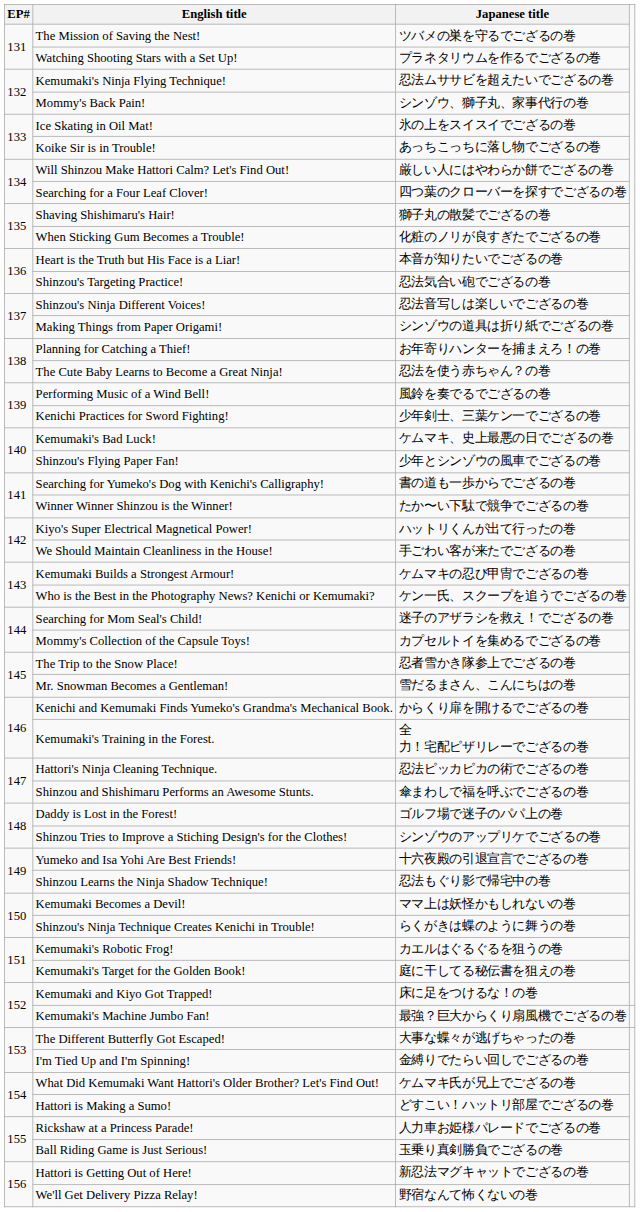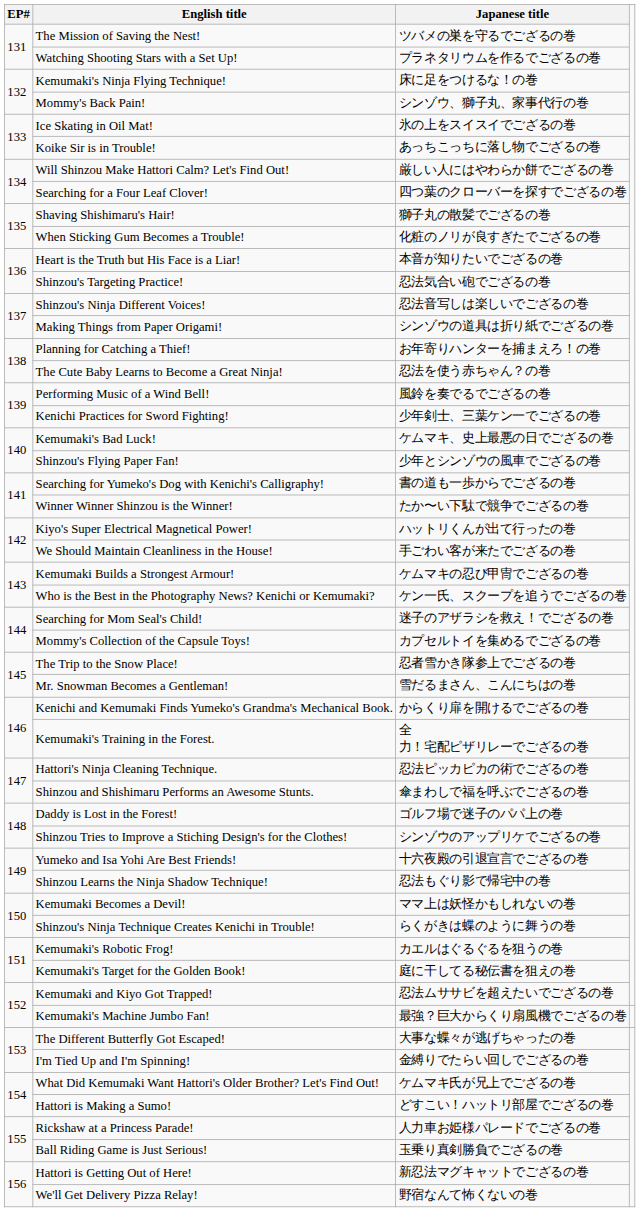(506, 80) 忍法ムササビを超えたいでござるの巻 -> (468, 80) 床に足をつけるな！の巻
(468, 993) 床に足をつけるな！の巻 -> (506, 993) 忍法ムササビを超えたいでござるの巻
